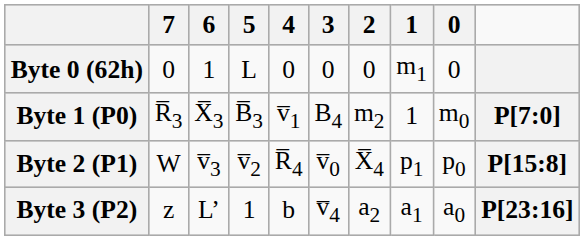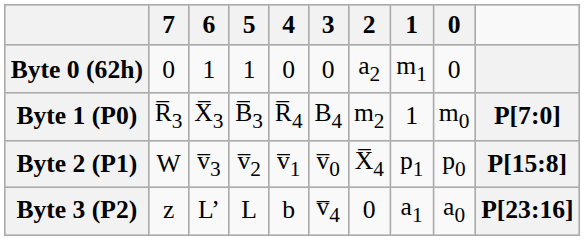(249, 68) L -> (249, 68) 1
(369, 68) 0 -> (369, 68) a2
(289, 116) v̅1 -> (289, 116) R̅4
(289, 163) R̅4 -> (289, 163) v̅1
(249, 210) 1 -> (249, 210) L
(369, 210) a2 -> (369, 210) 0
